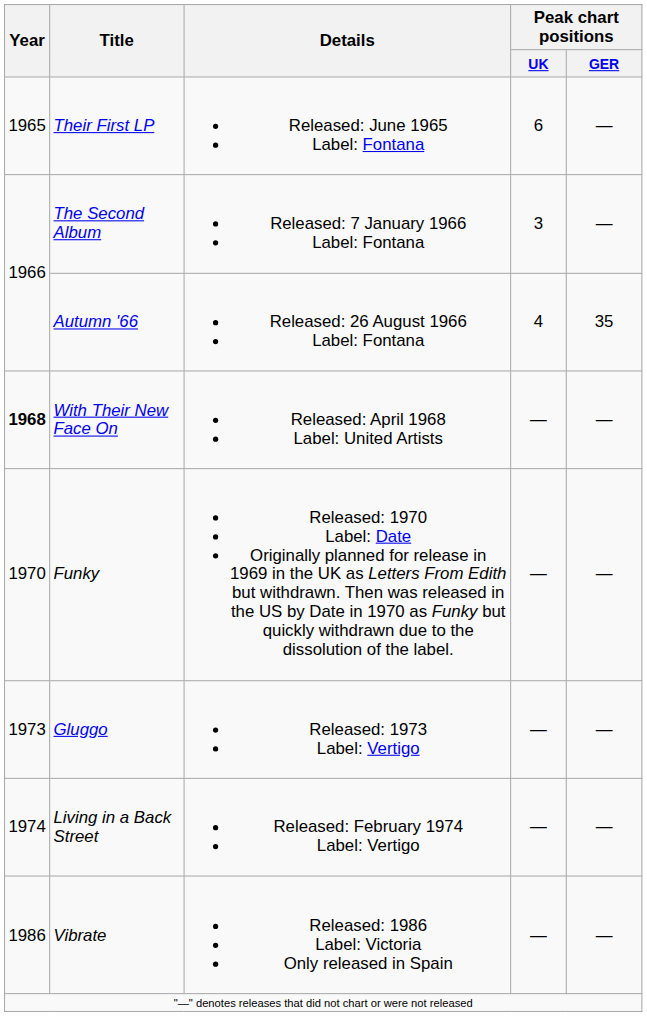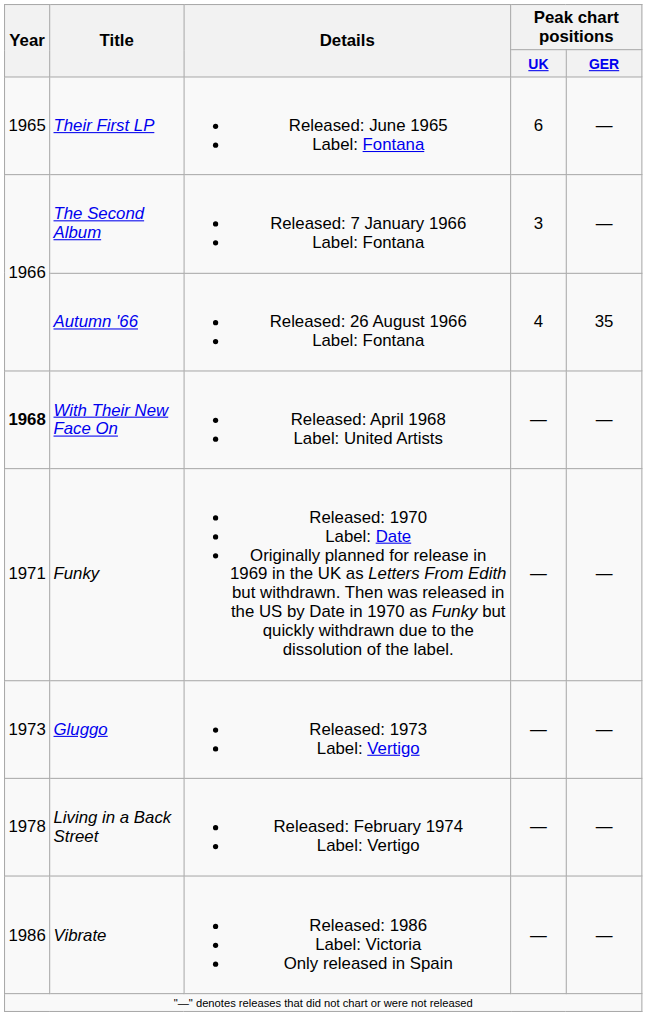(27, 574) 1970 -> (27, 574) 1971
(27, 827) 1974 -> (27, 827) 1978
